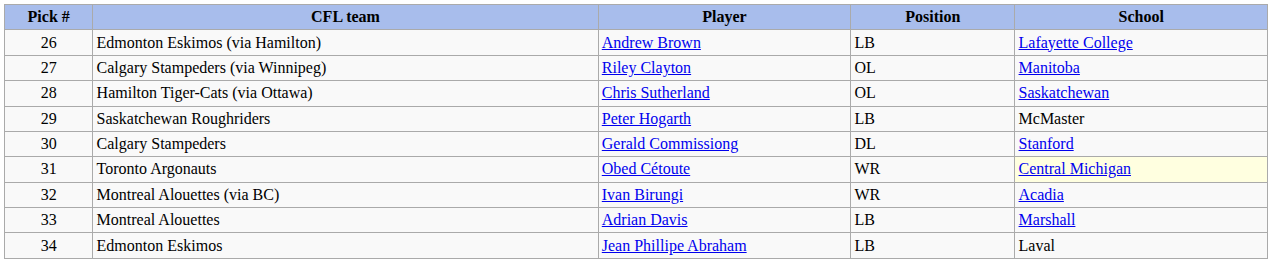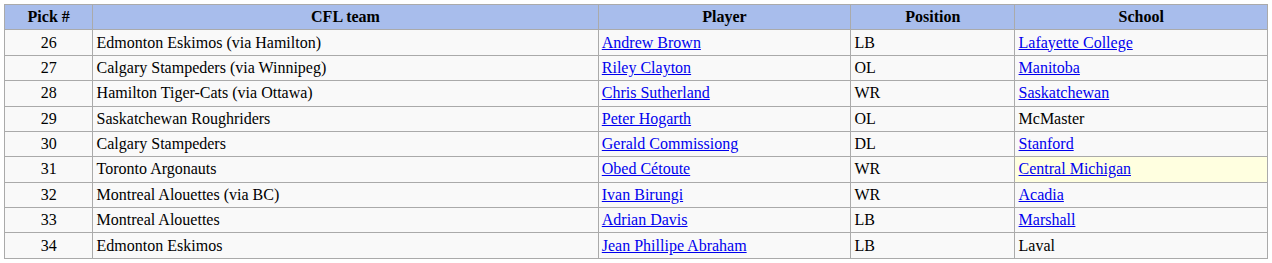(865, 93) OL -> (867, 93) WR
(865, 118) LB -> (865, 118) OL
